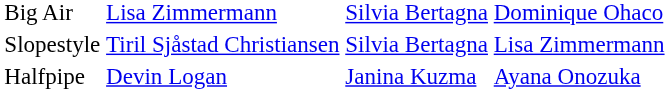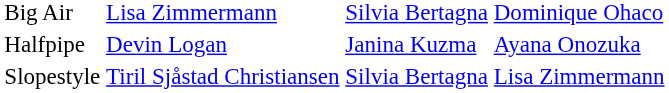rows swapped: (45, 76) <-> (52, 44)
